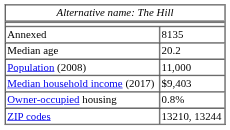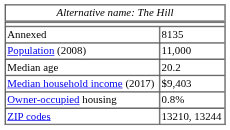rows swapped: (47, 67) <-> (33, 51)
